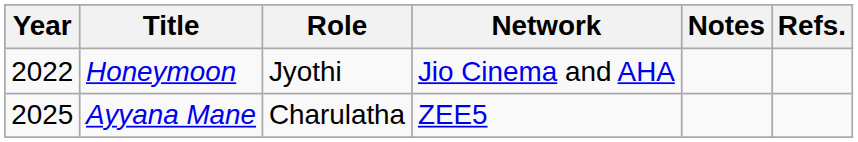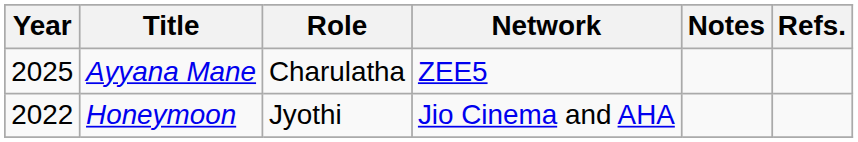rows swapped: (161, 70) <-> (171, 114)
